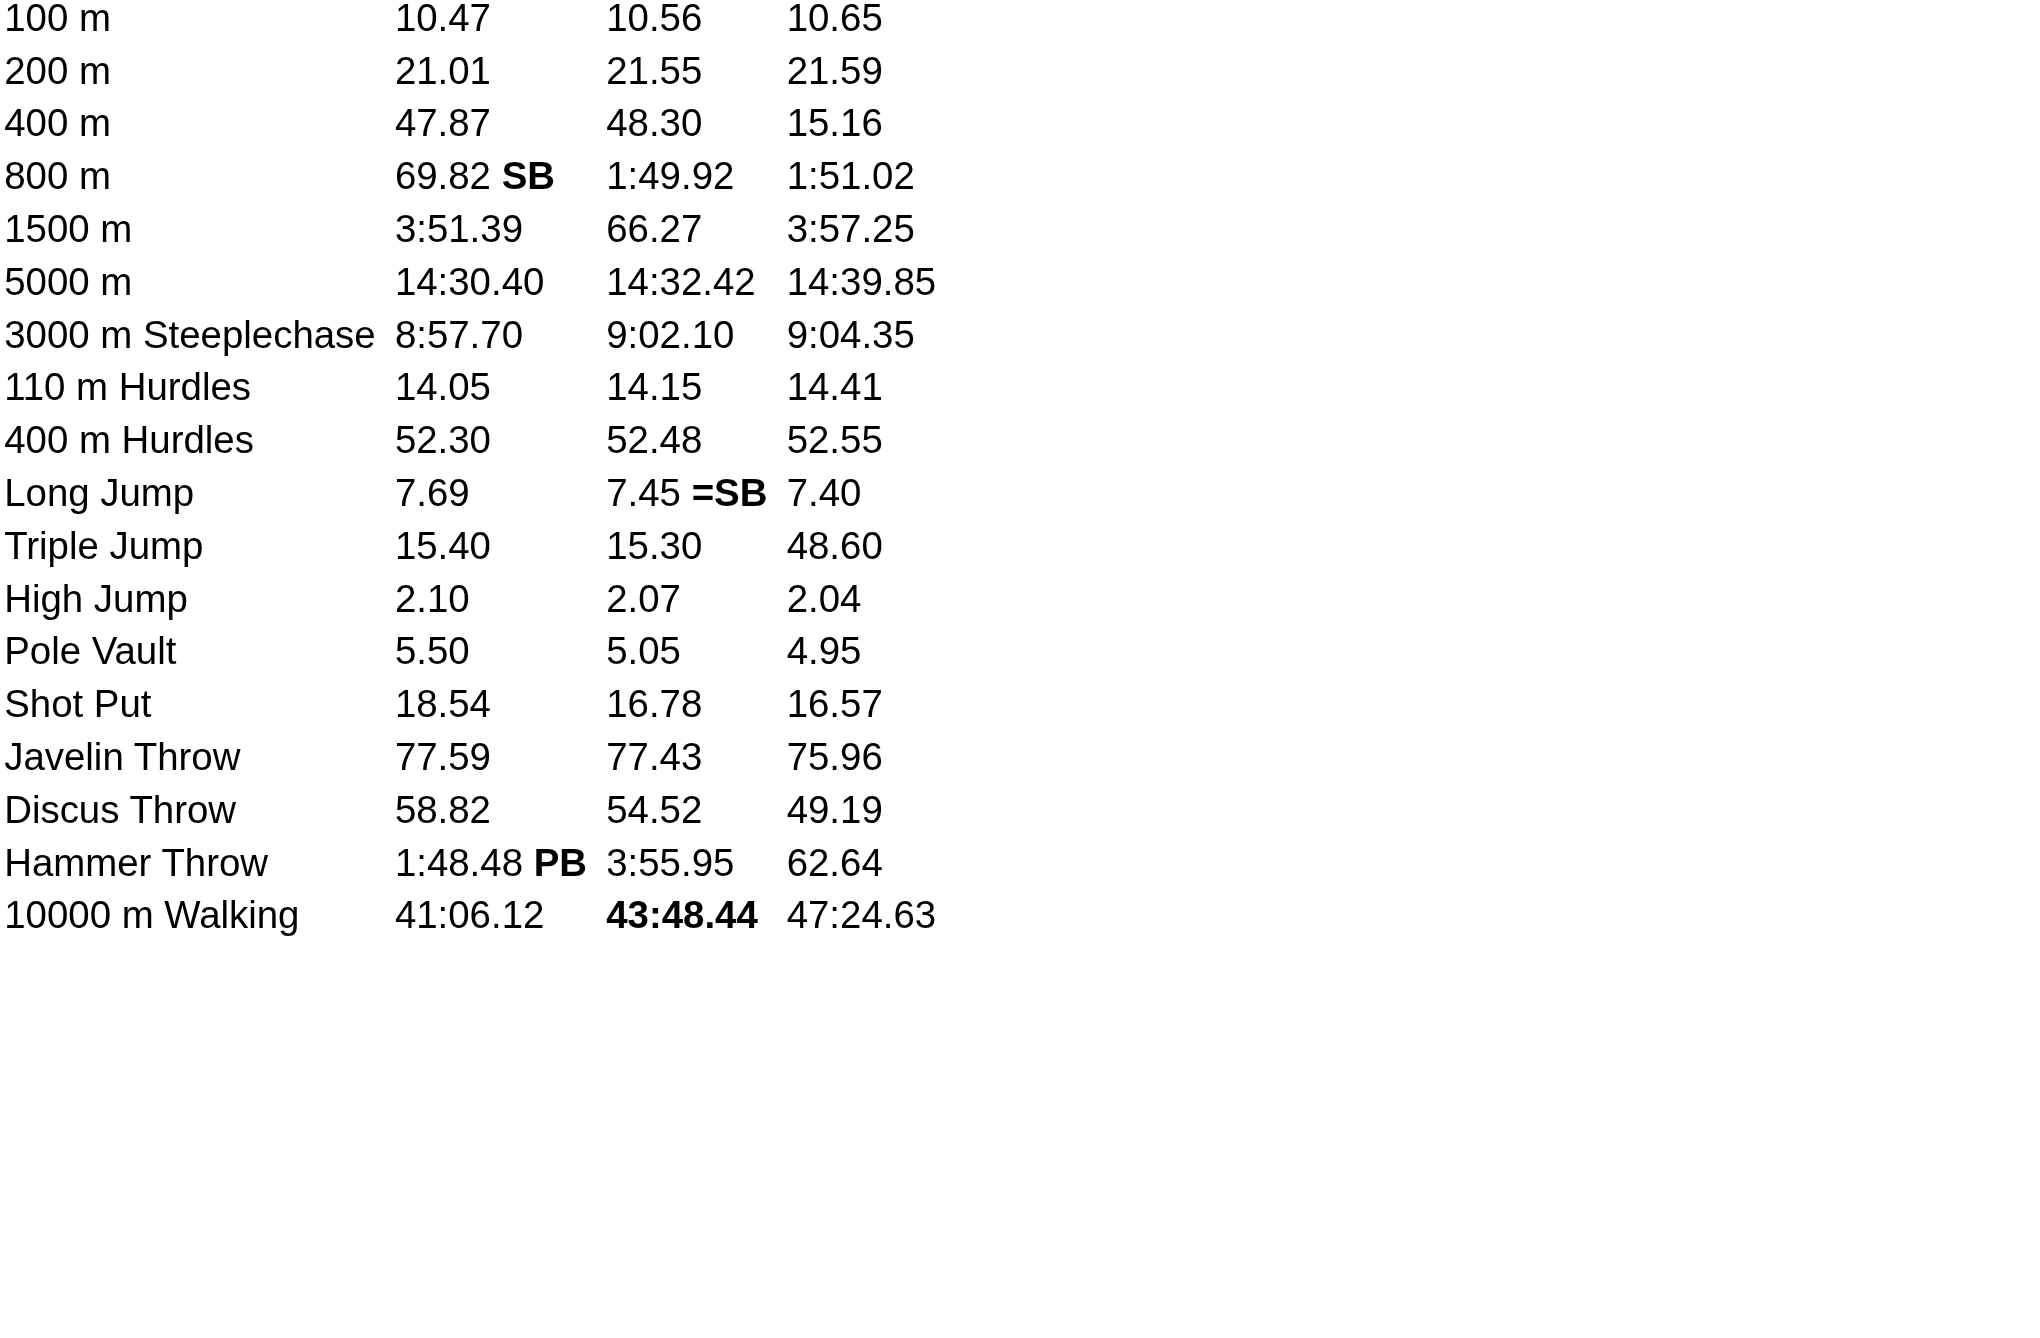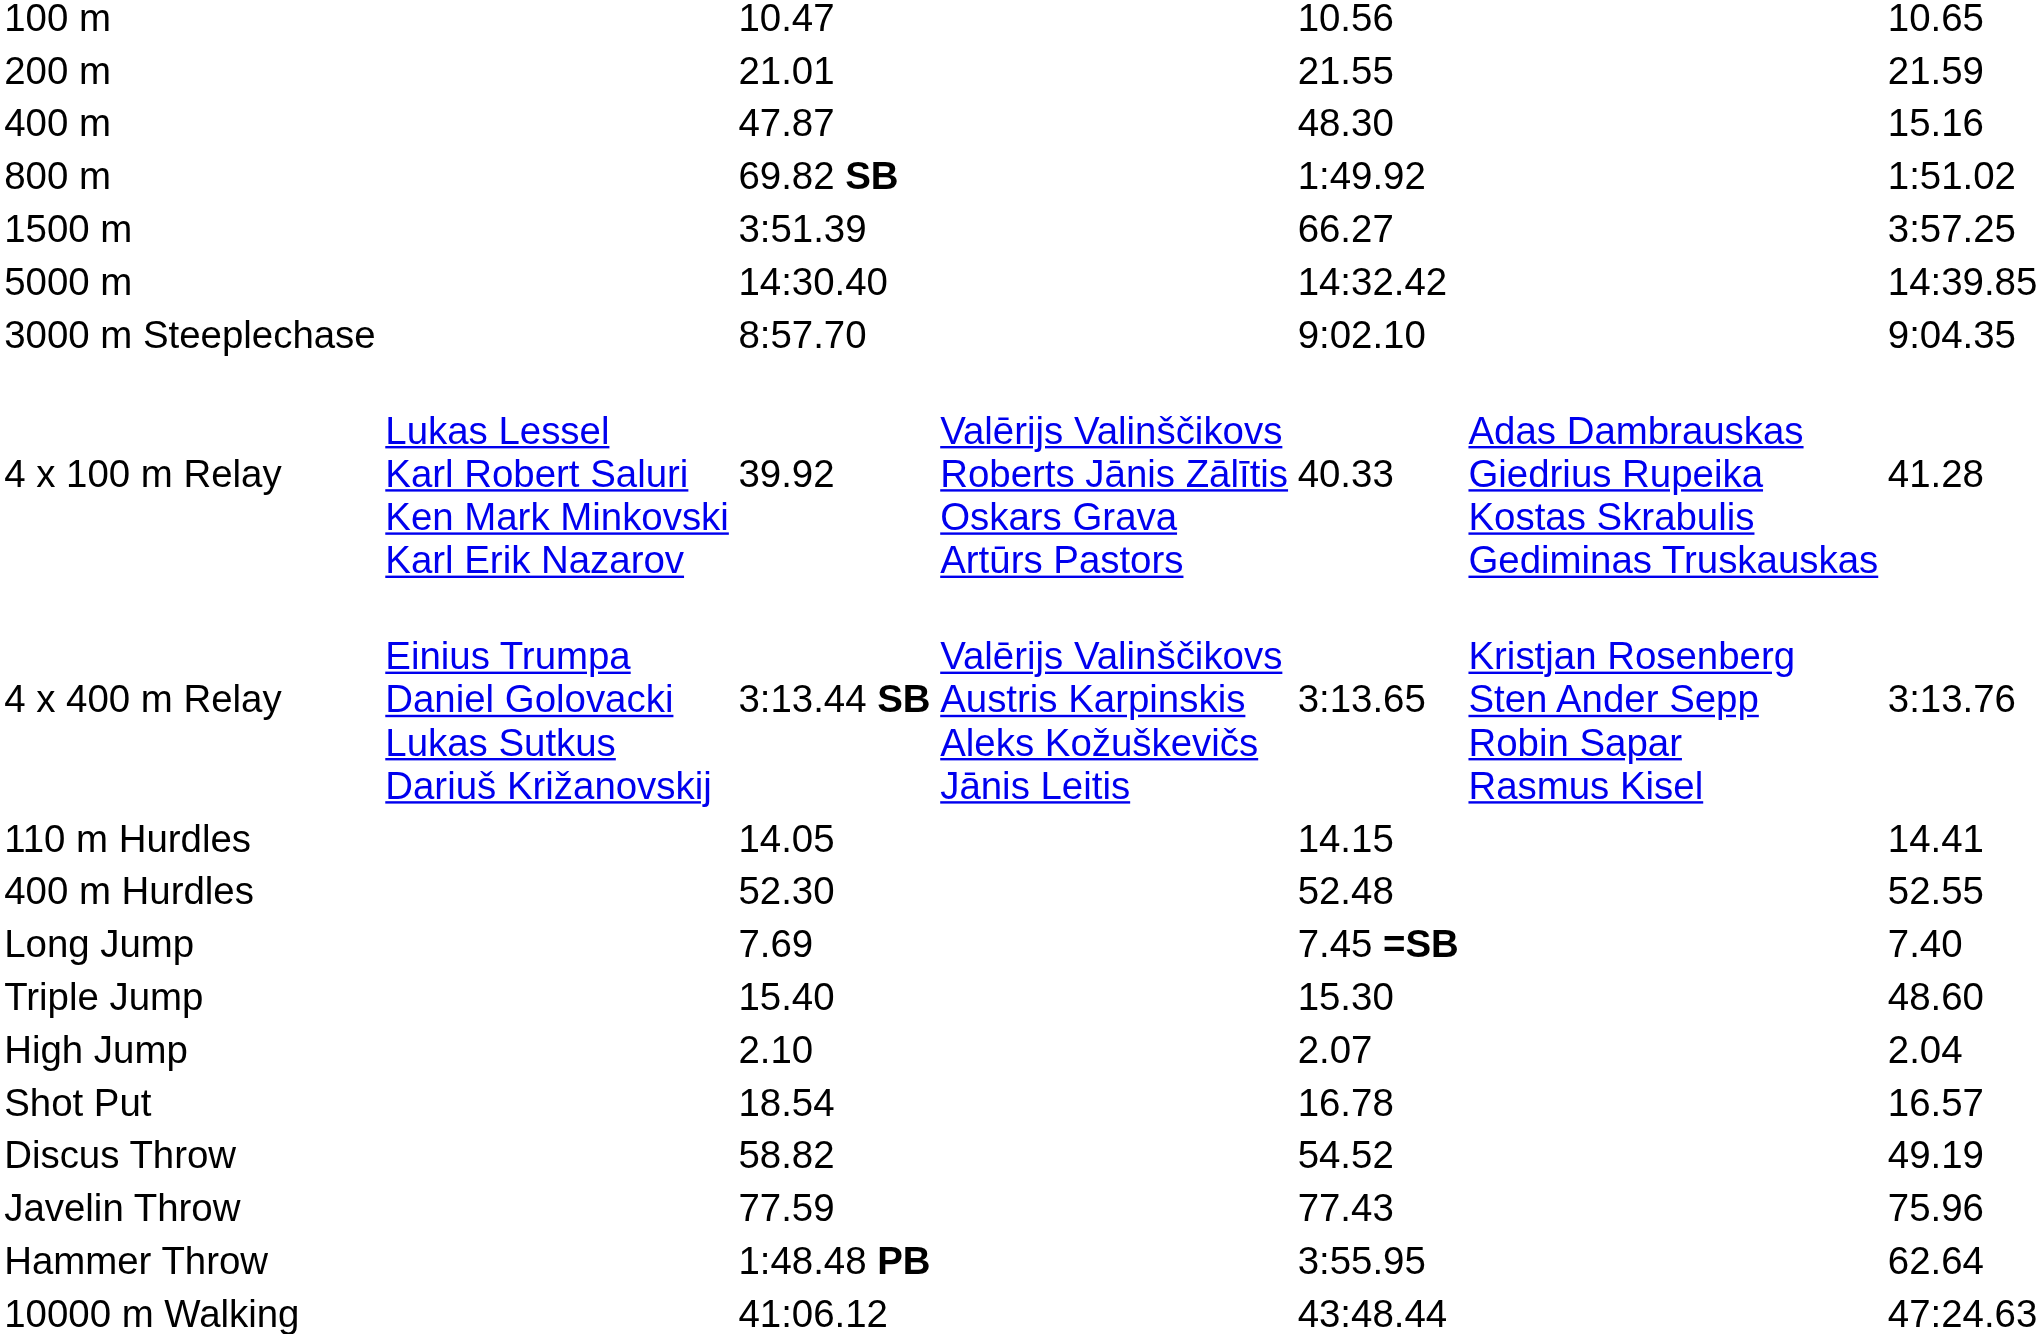+ row: (143, 474)
+ row: (143, 699)
- row: (90, 651)
rows swapped: (120, 810) <-> (122, 757)
(682, 915) bold -> (1372, 1314) normal
